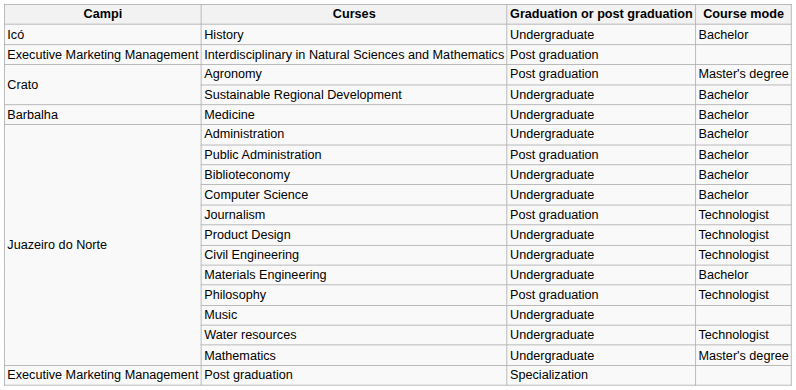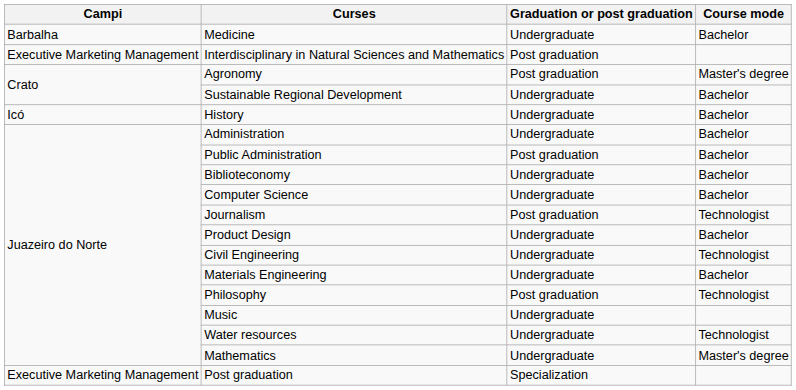rows swapped: (230, 114) <-> (224, 34)
(734, 235) Technologist -> (723, 235) Bachelor
